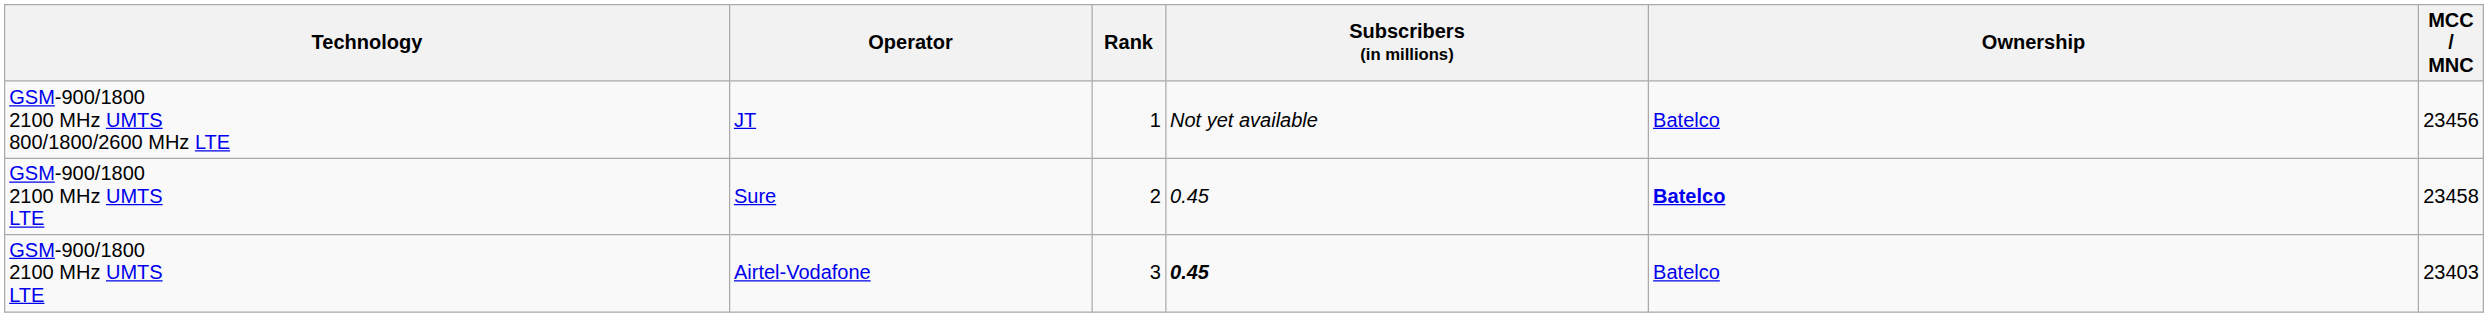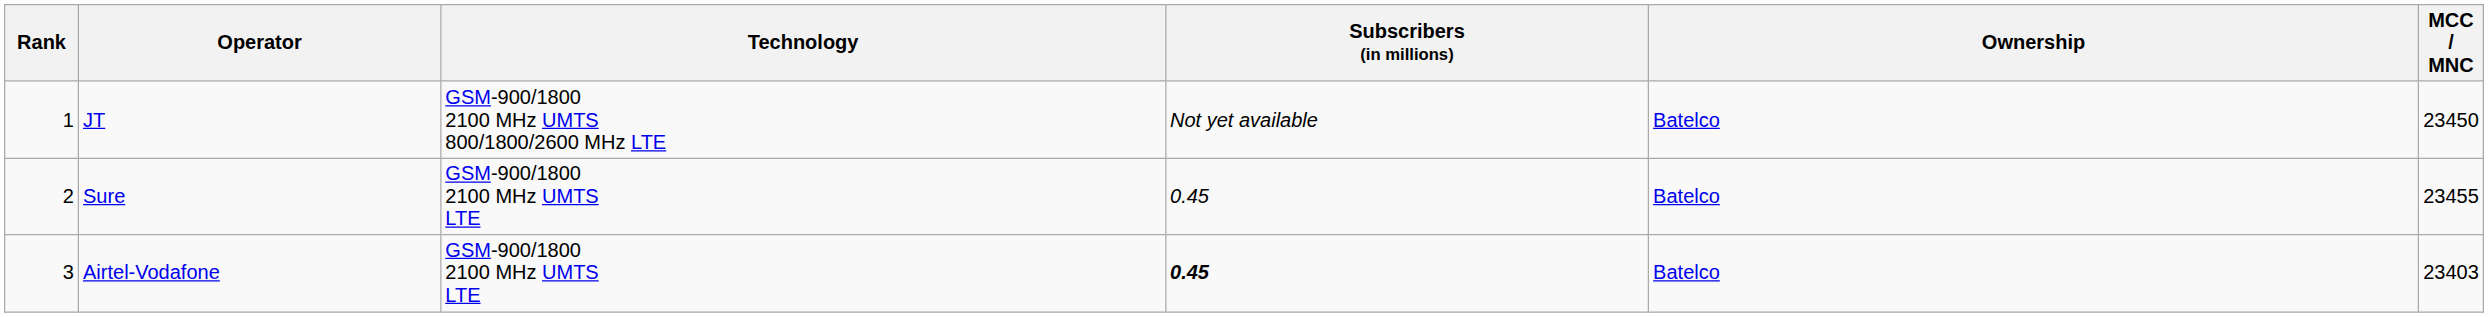columns swapped: (1129, 42) <-> (367, 42)
(2451, 119) 23456 -> (2451, 119) 23450
(1689, 196) bold -> (1686, 196) normal
(2451, 196) 23458 -> (2451, 196) 23455
